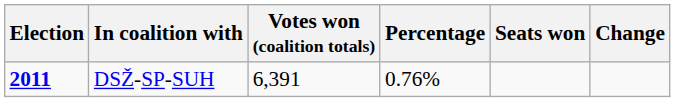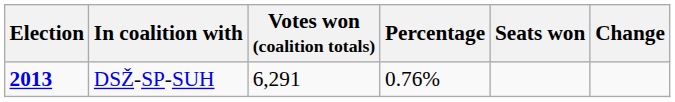(30, 79) 2011 -> (31, 79) 2013
(277, 79) 6,391 -> (277, 79) 6,291
